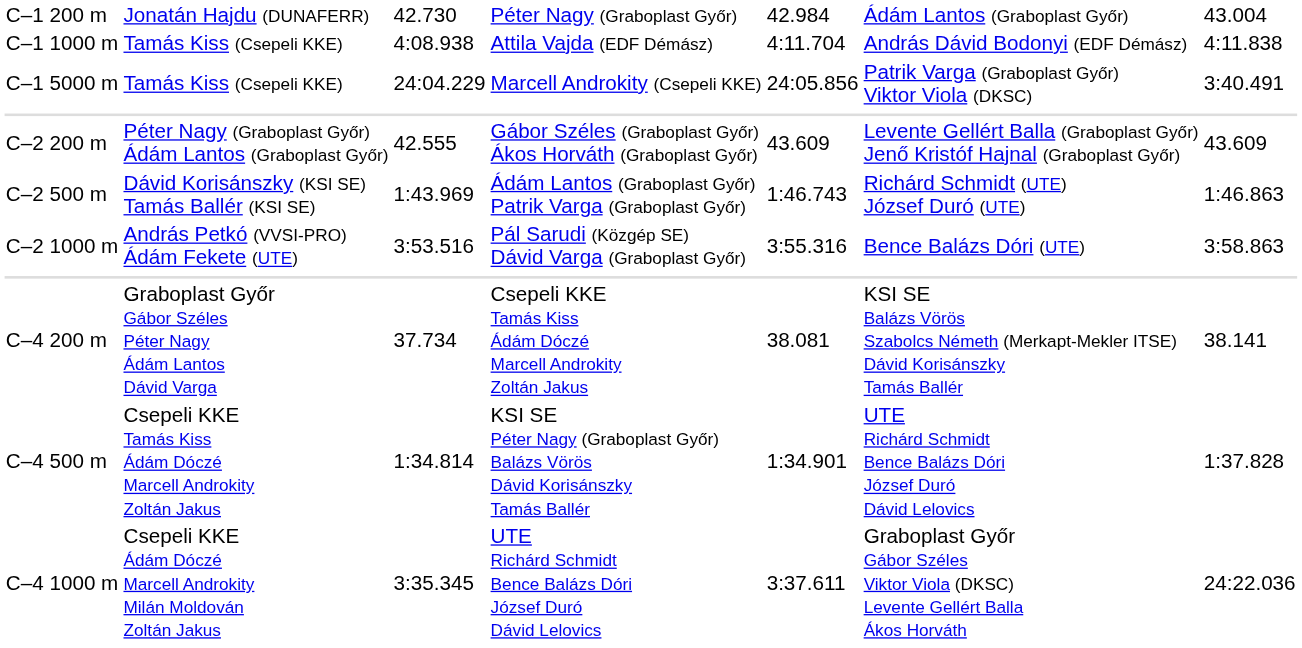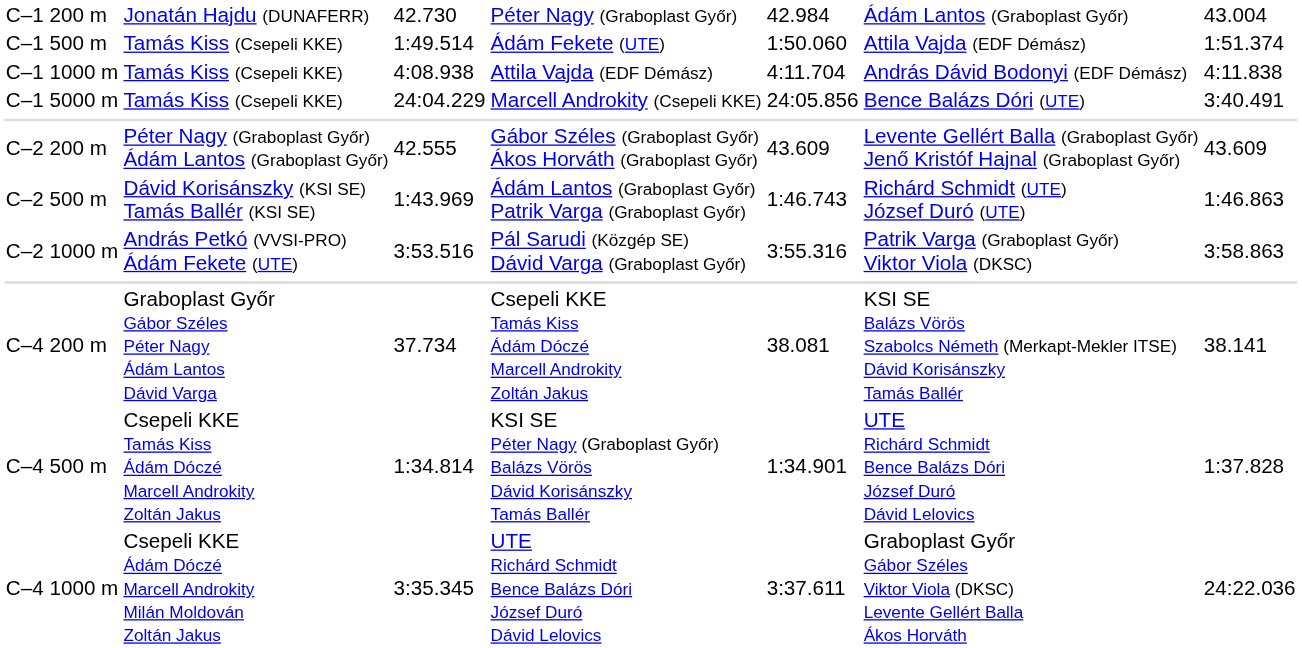+ row: (56, 43)
(991, 83) Patrik Varga (Graboplast Győr) Viktor Viola (DKSC) -> (974, 100) Bence Balázs Dóri (UTE)
(974, 246) Bence Balázs Dóri (UTE) -> (991, 251) Patrik Varga (Graboplast Győr) Viktor Viola (DKSC)
